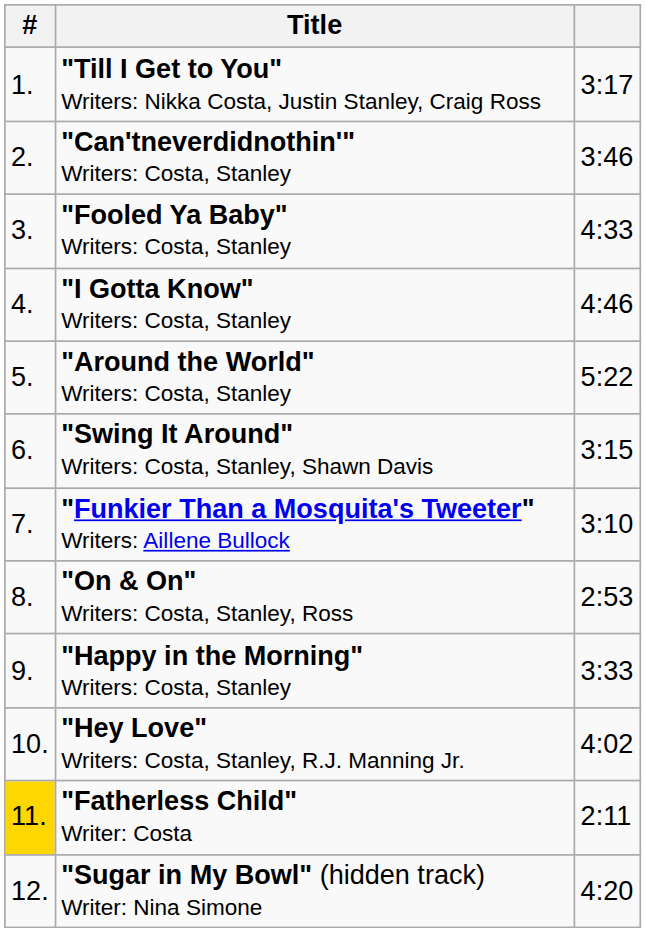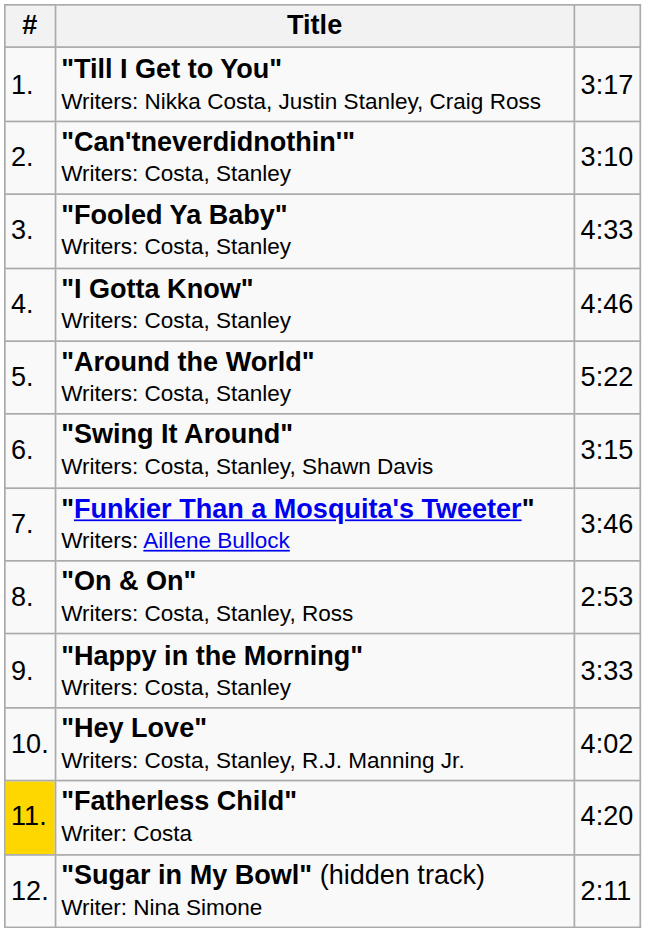(607, 157) 3:46 -> (607, 157) 3:10
(607, 523) 3:10 -> (607, 523) 3:46
(606, 817) 2:11 -> (607, 817) 4:20
(607, 890) 4:20 -> (606, 890) 2:11
